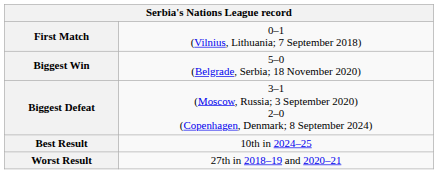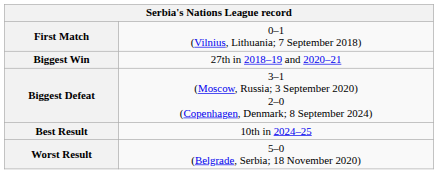(276, 65) 5–0 (Belgrade, Serbia; 18 November 2020) -> (276, 59) 27th in 2018–19 and 2020–21
(276, 160) 27th in 2018–19 and 2020–21 -> (276, 154) 5–0 (Belgrade, Serbia; 18 November 2020)
